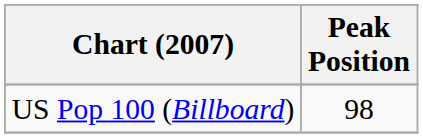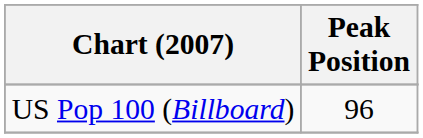(359, 108) 98 -> (359, 108) 96
